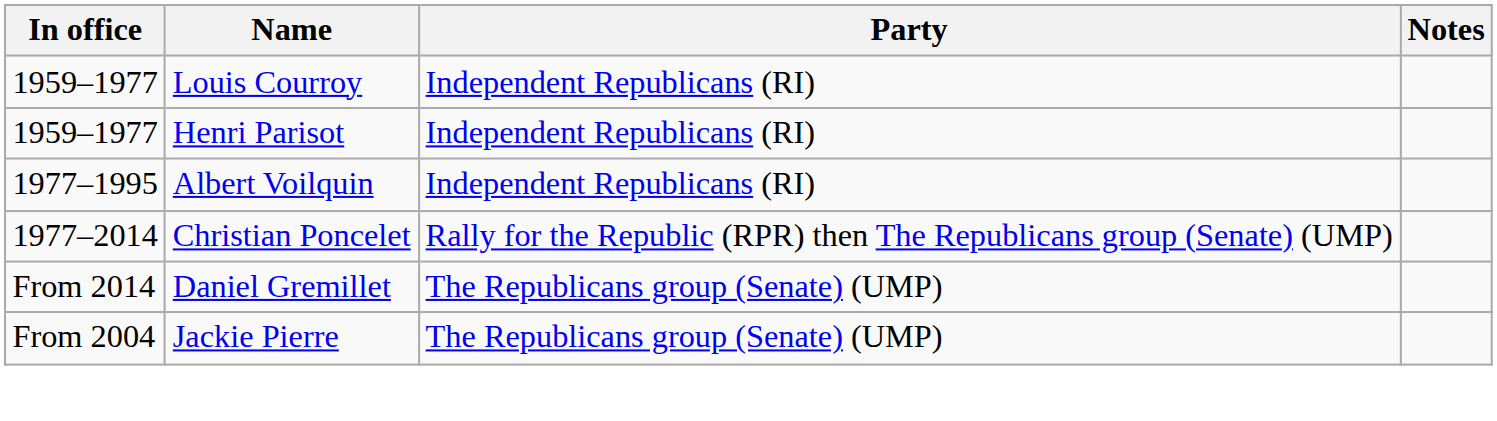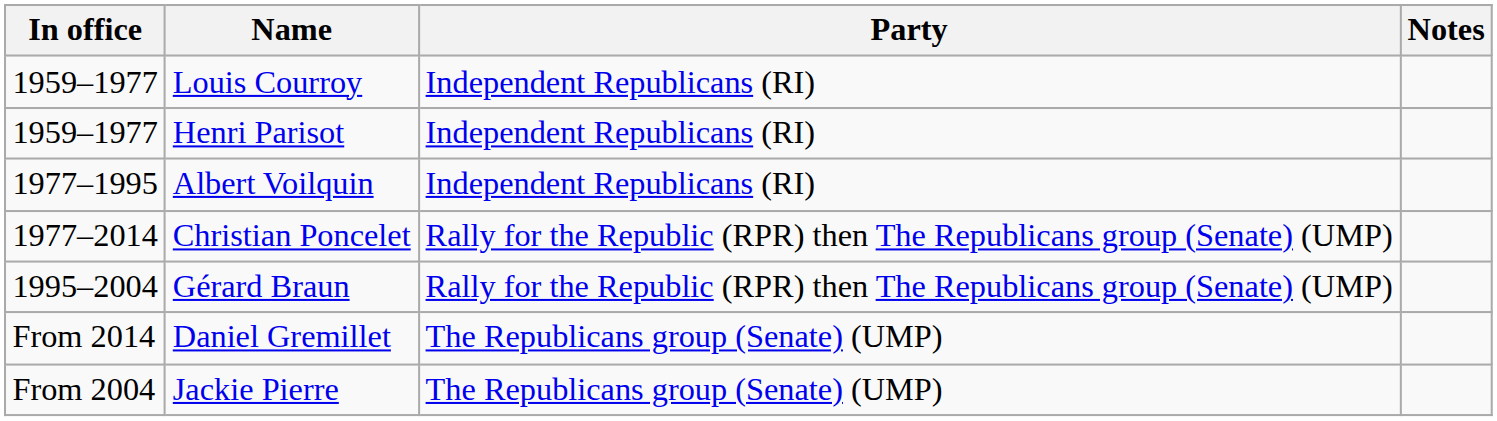+ row: (261, 286)
